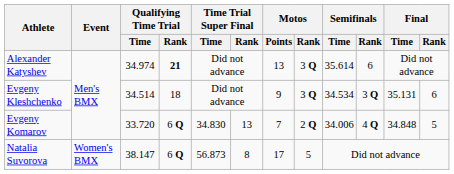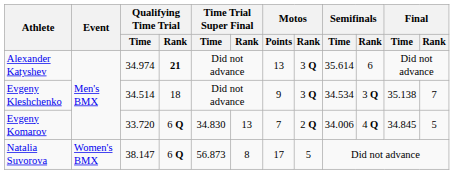(402, 95) 35.131 -> (402, 95) 35.138
(434, 95) 6 -> (434, 95) 7
(402, 125) 34.848 -> (402, 125) 34.845
